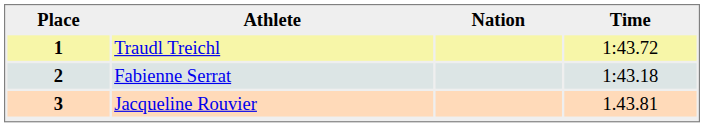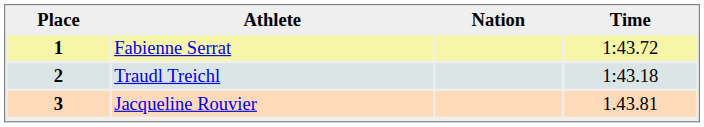(167, 48) Traudl Treichl -> (173, 48) Fabienne Serrat
(173, 75) Fabienne Serrat -> (167, 75) Traudl Treichl
